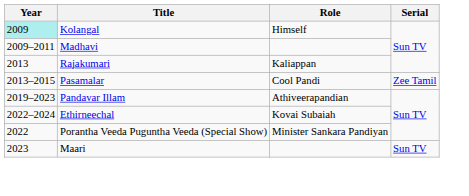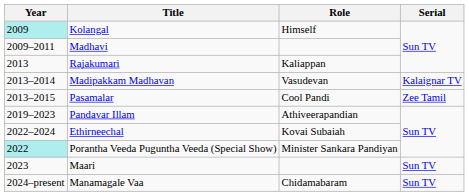+ row: (122, 81)
(18, 132) no background -> (18, 149) paleturquoise background
+ row: (106, 183)
